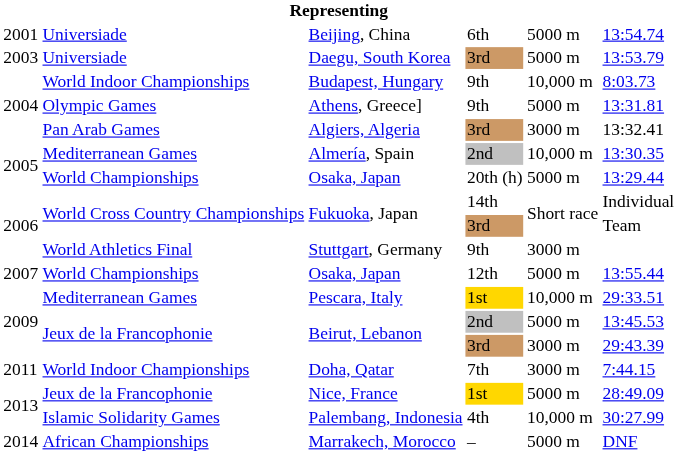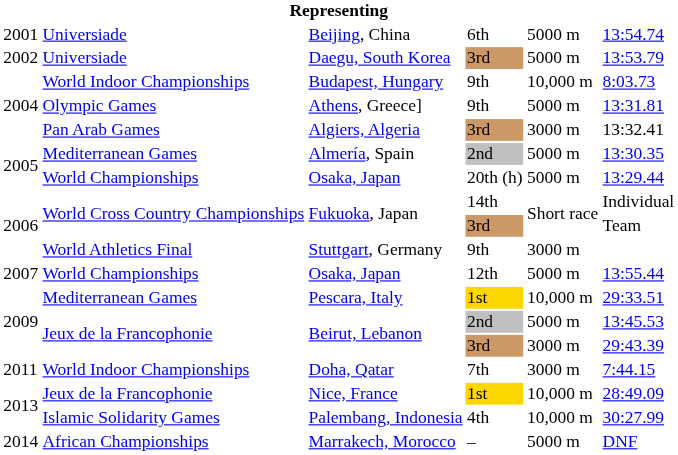(21, 57) 2003 -> (21, 57) 2002
(560, 153) 10,000 m -> (553, 153) 5000 m
(553, 393) 5000 m -> (560, 393) 10,000 m
